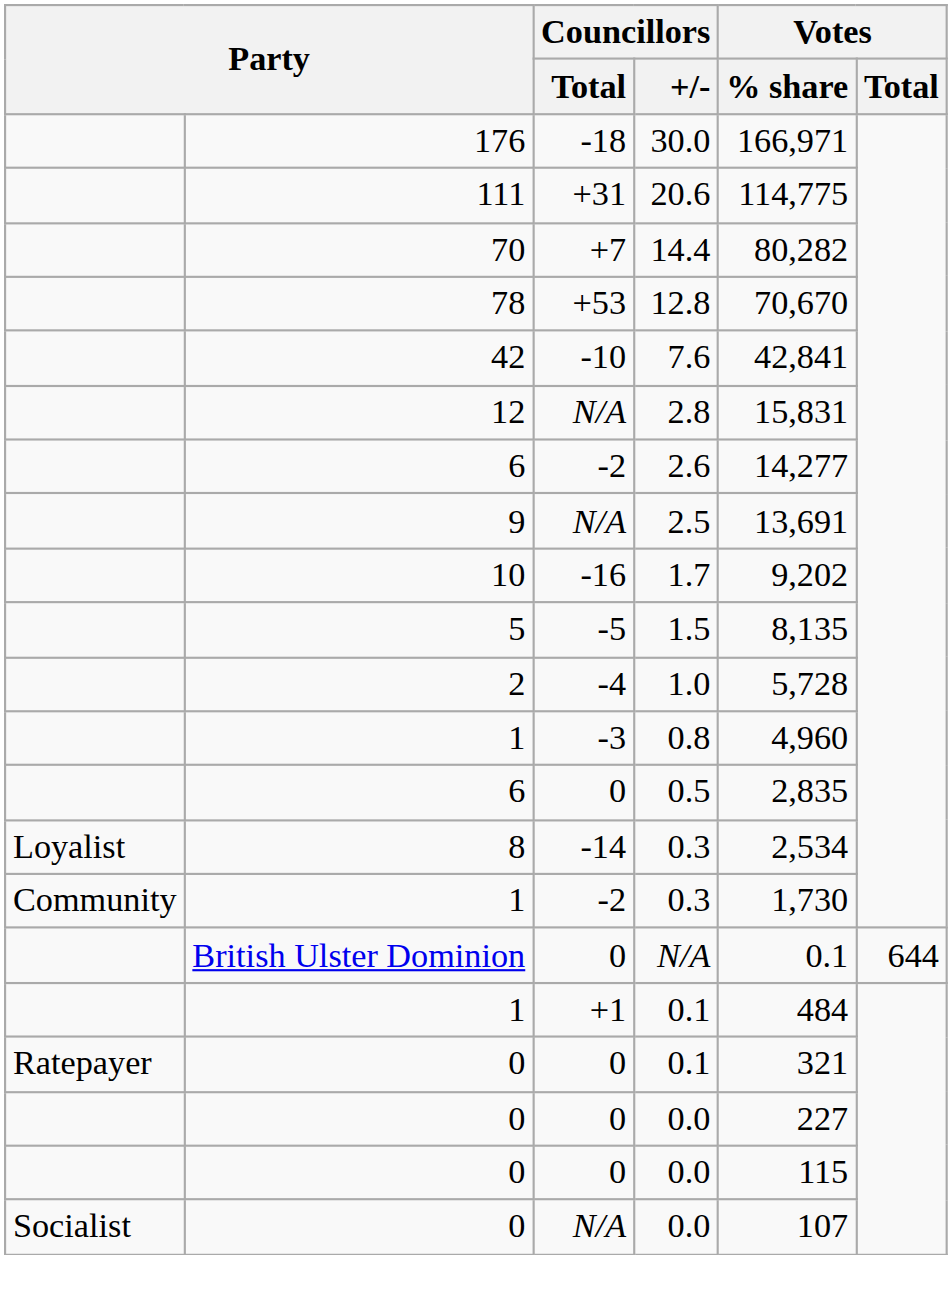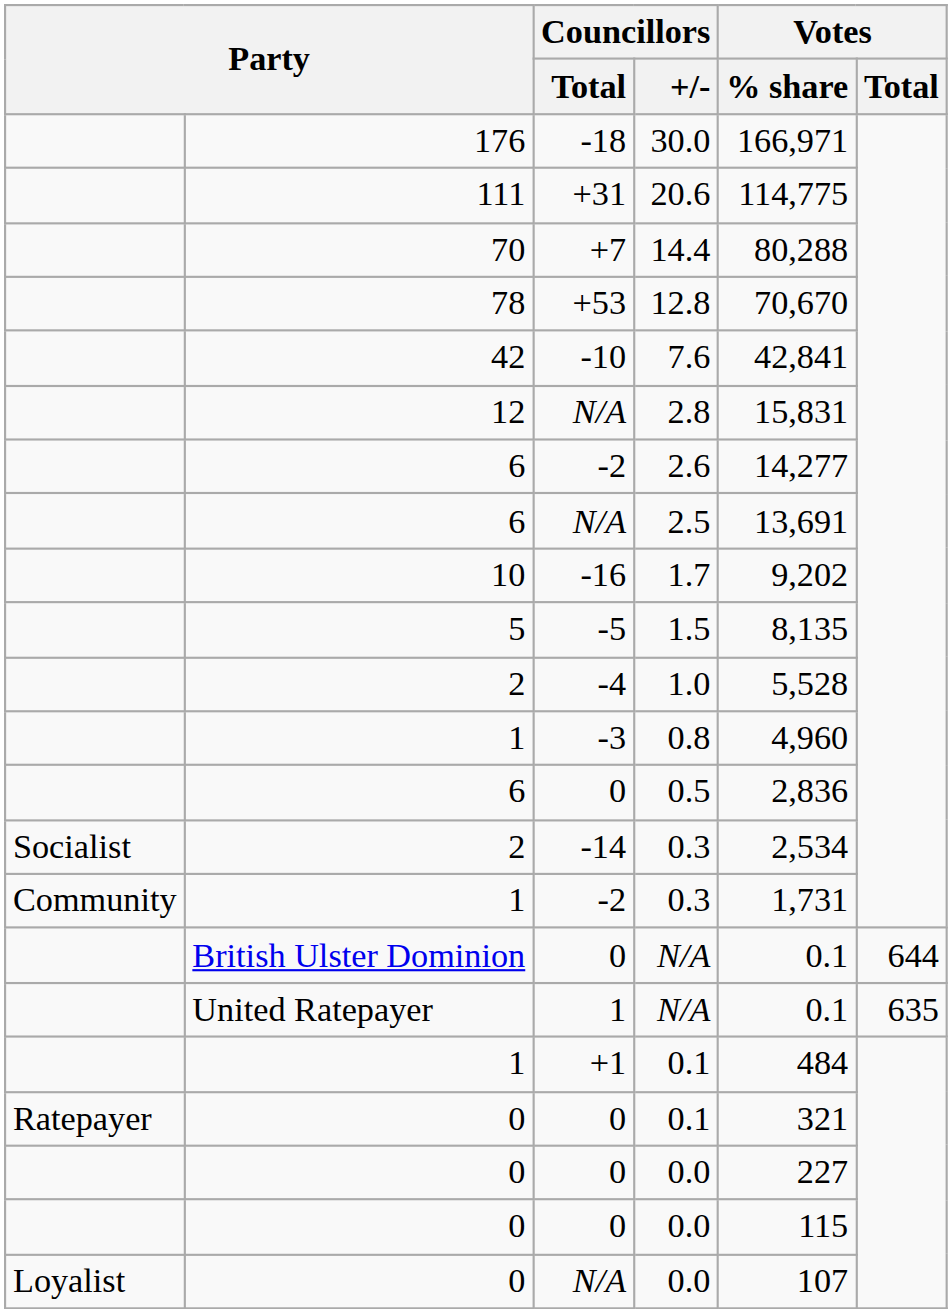(801, 248) 80,282 -> (801, 248) 80,288
(517, 520) 9 -> (517, 520) 6
(810, 683) 5,728 -> (810, 683) 5,528
(810, 791) 2,835 -> (810, 791) 2,836
(69, 846) Loyalist -> (72, 846) Socialist
(517, 846) 8 -> (517, 846) 2
(810, 900) 1,730 -> (810, 900) 1,731
+ row: (618, 1009)
(72, 1226) Socialist -> (69, 1280) Loyalist
